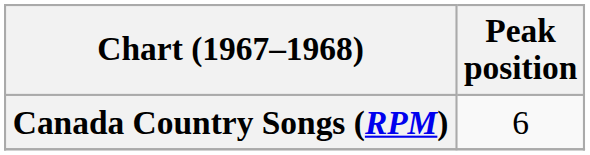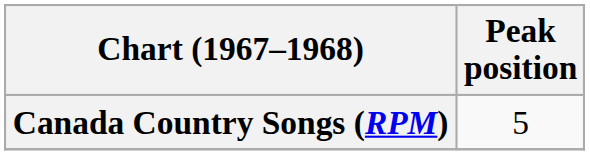(521, 121) 6 -> (521, 121) 5
